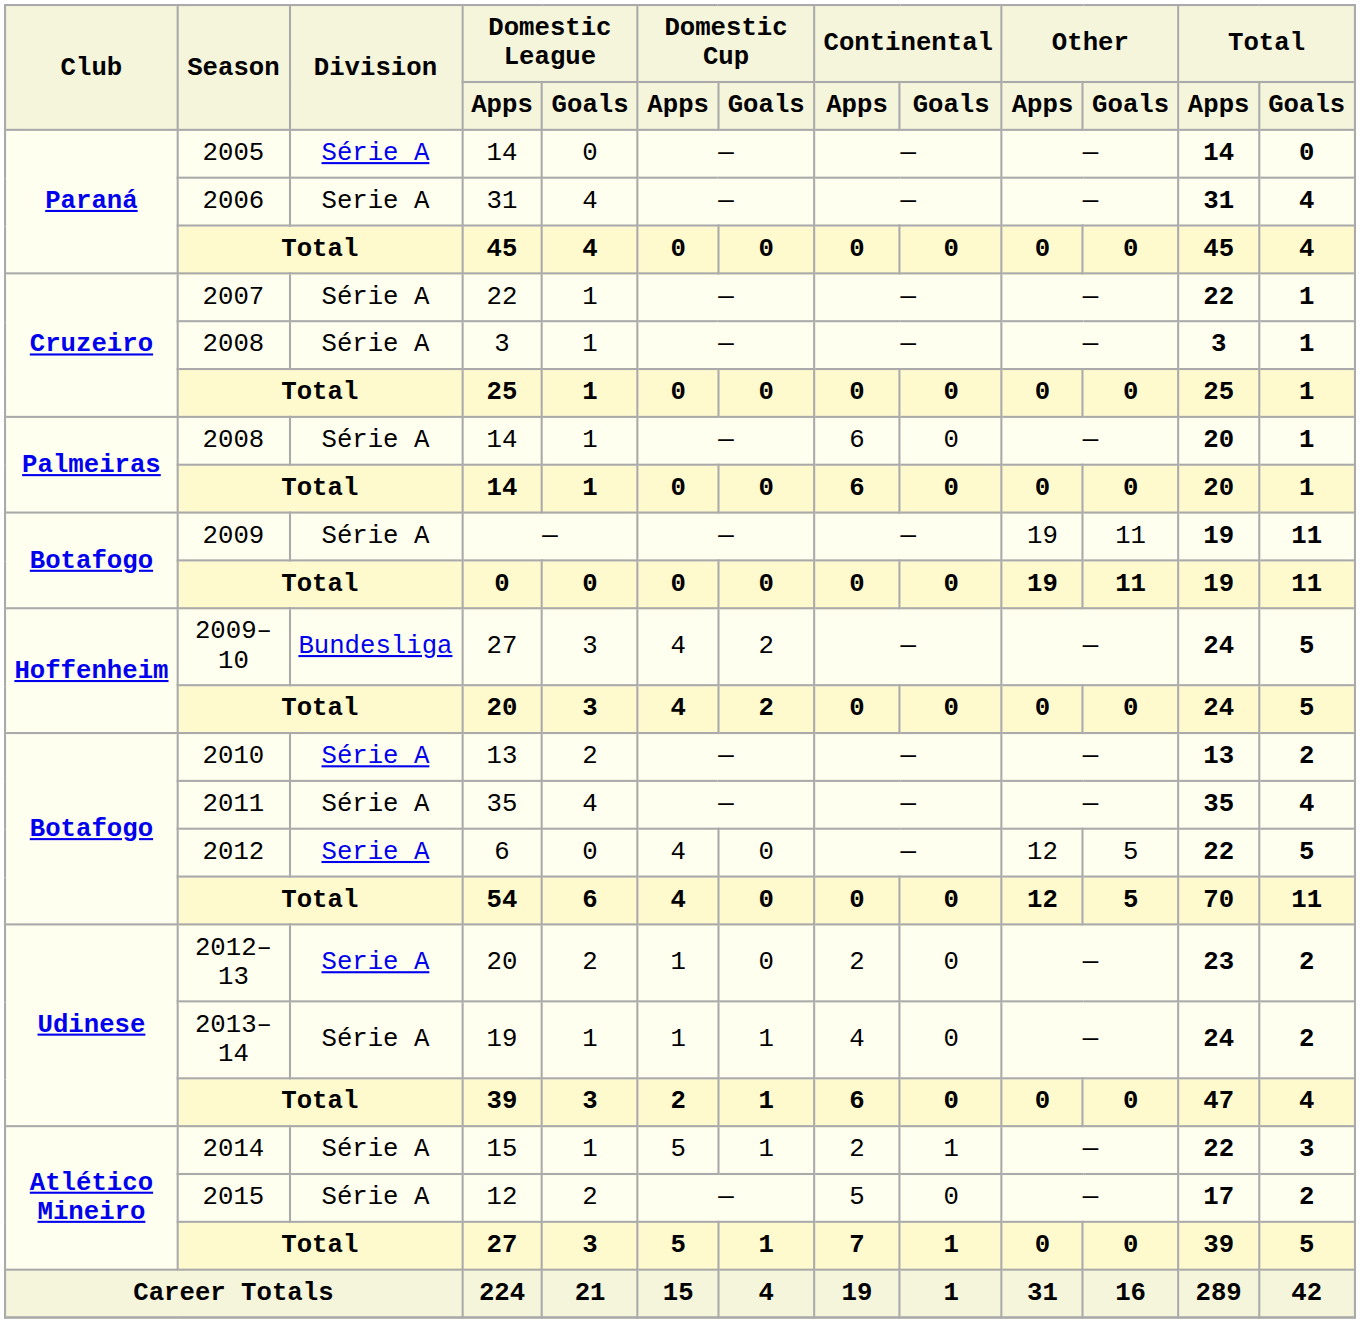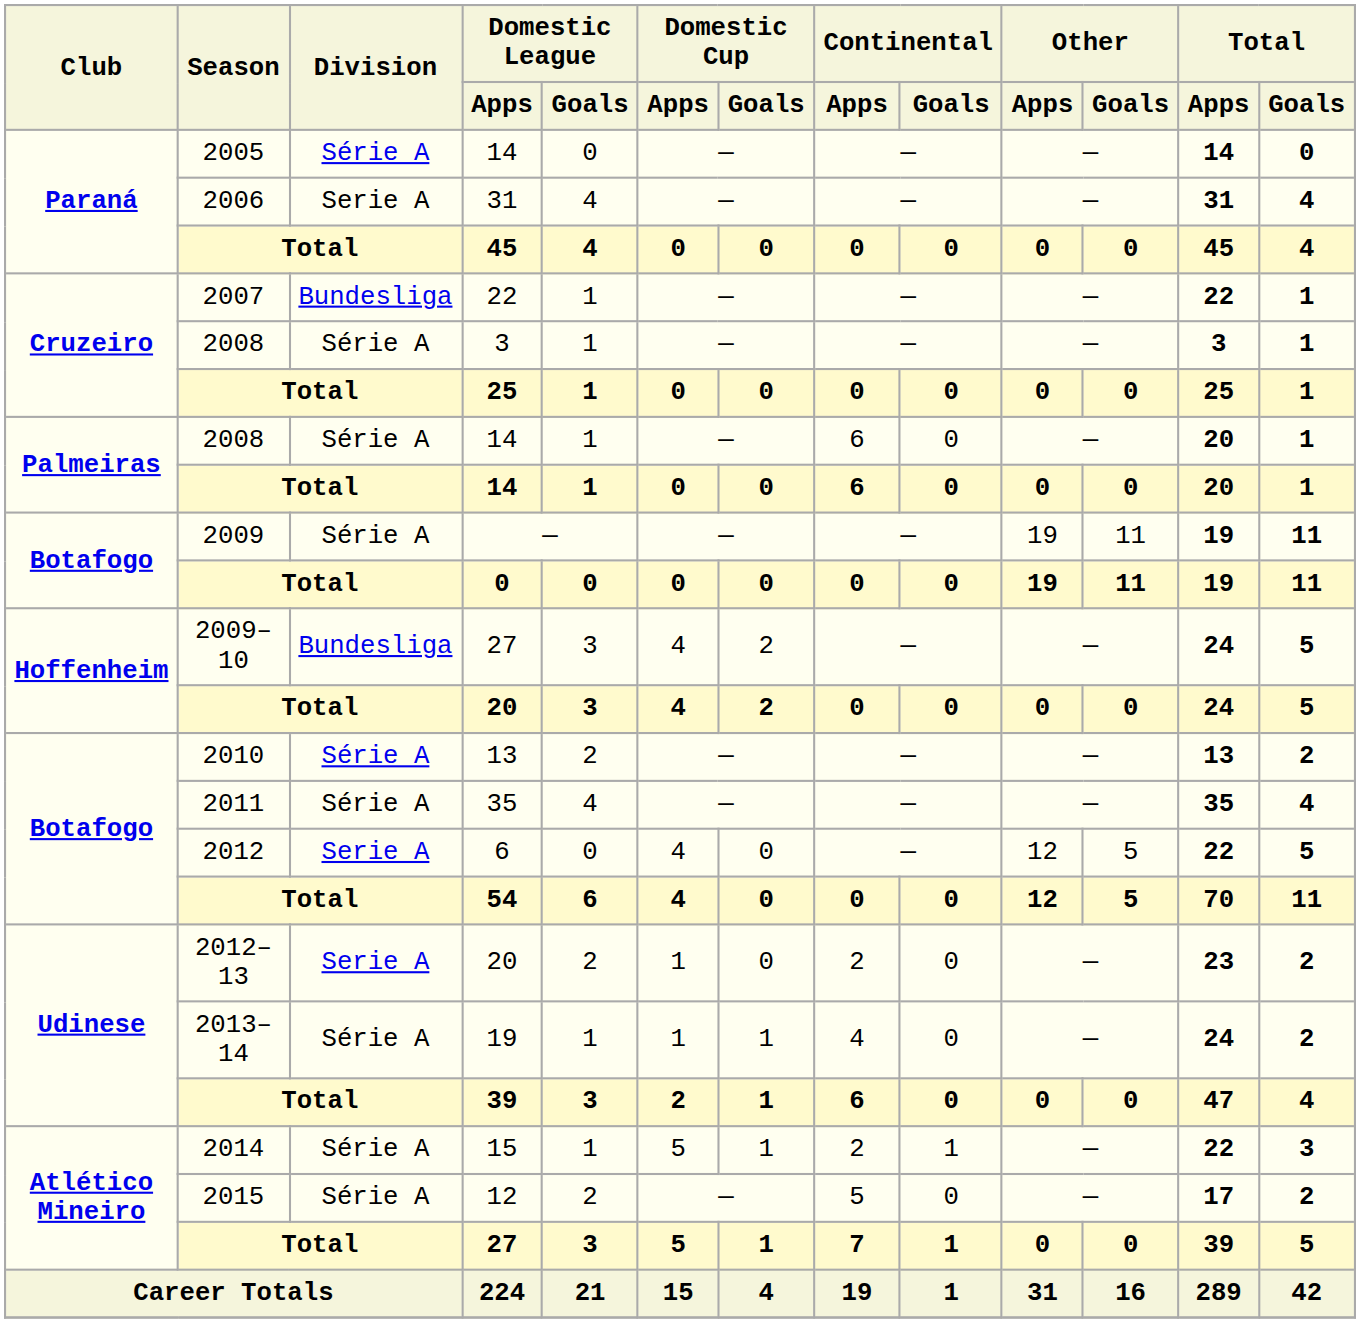(375, 297) Série A -> (375, 297) Bundesliga
